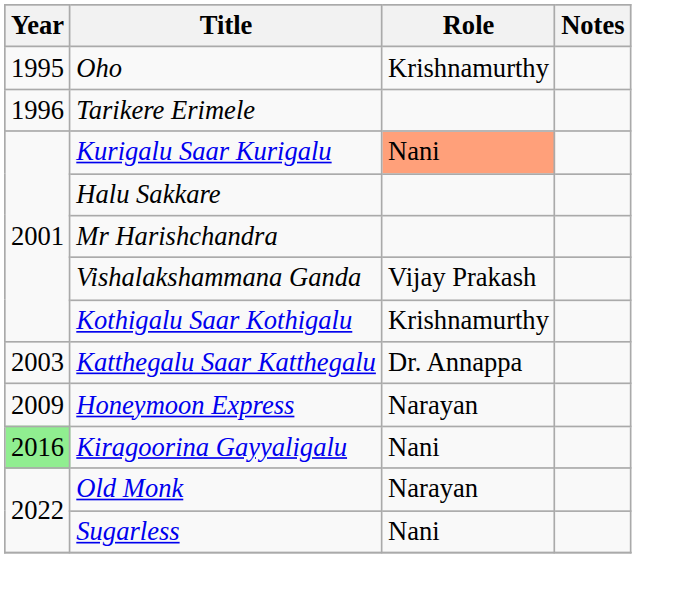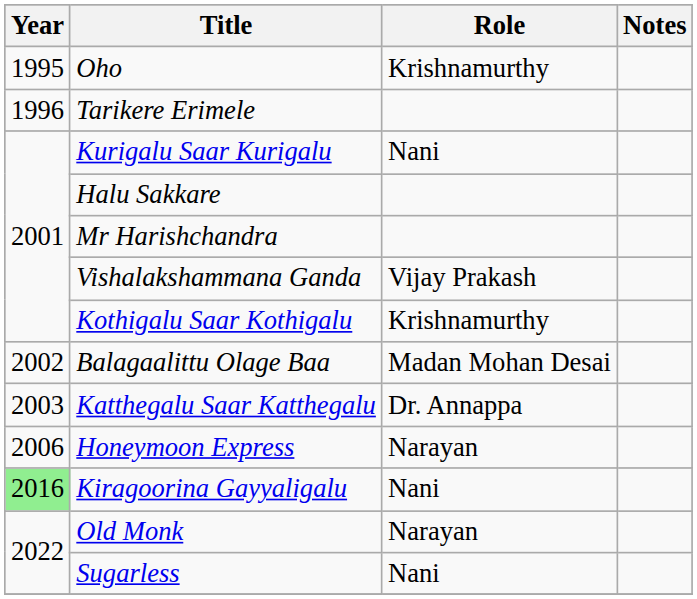(414, 151) lightsalmon background -> (414, 151) no background
+ row: (203, 362)
(38, 404) 2009 -> (38, 446) 2006
